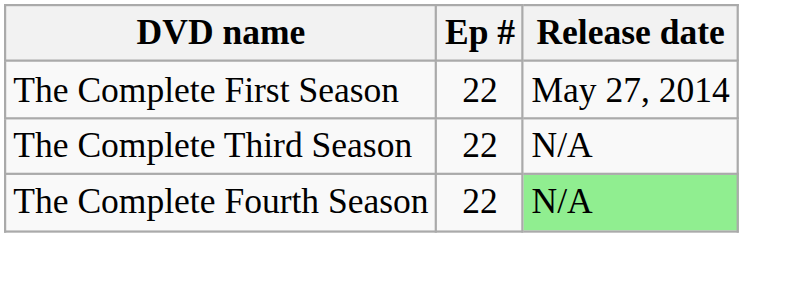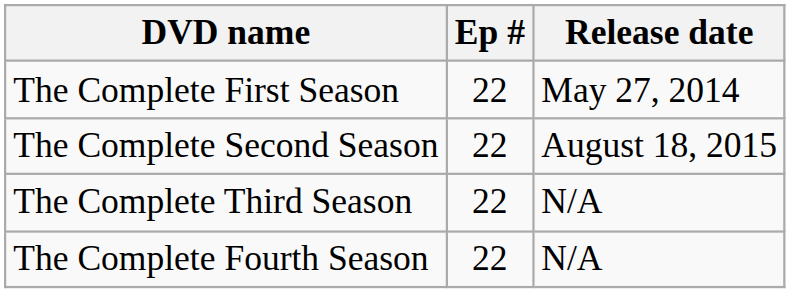+ row: (226, 145)
(562, 201) lightgreen background -> (572, 257) no background
